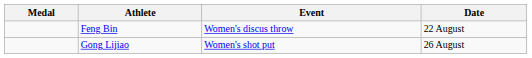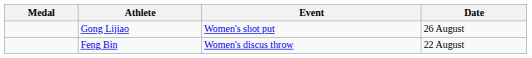rows swapped: (99, 29) <-> (105, 45)
